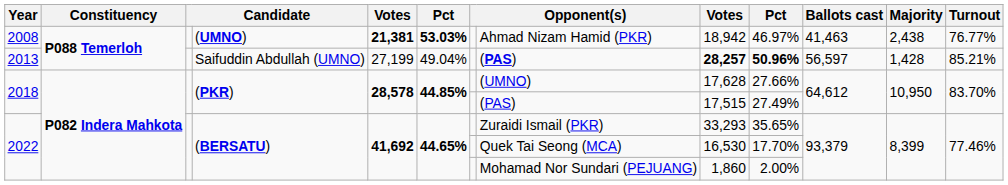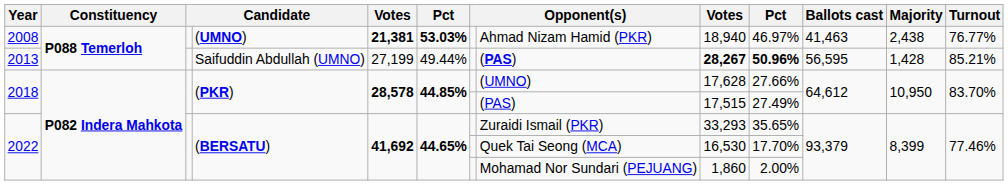(725, 37) 18,942 -> (725, 37) 18,940
(443, 59) 49.04% -> (443, 59) 49.44%
(725, 59) 28,257 -> (725, 59) 28,267
(827, 59) 56,597 -> (827, 59) 56,595
